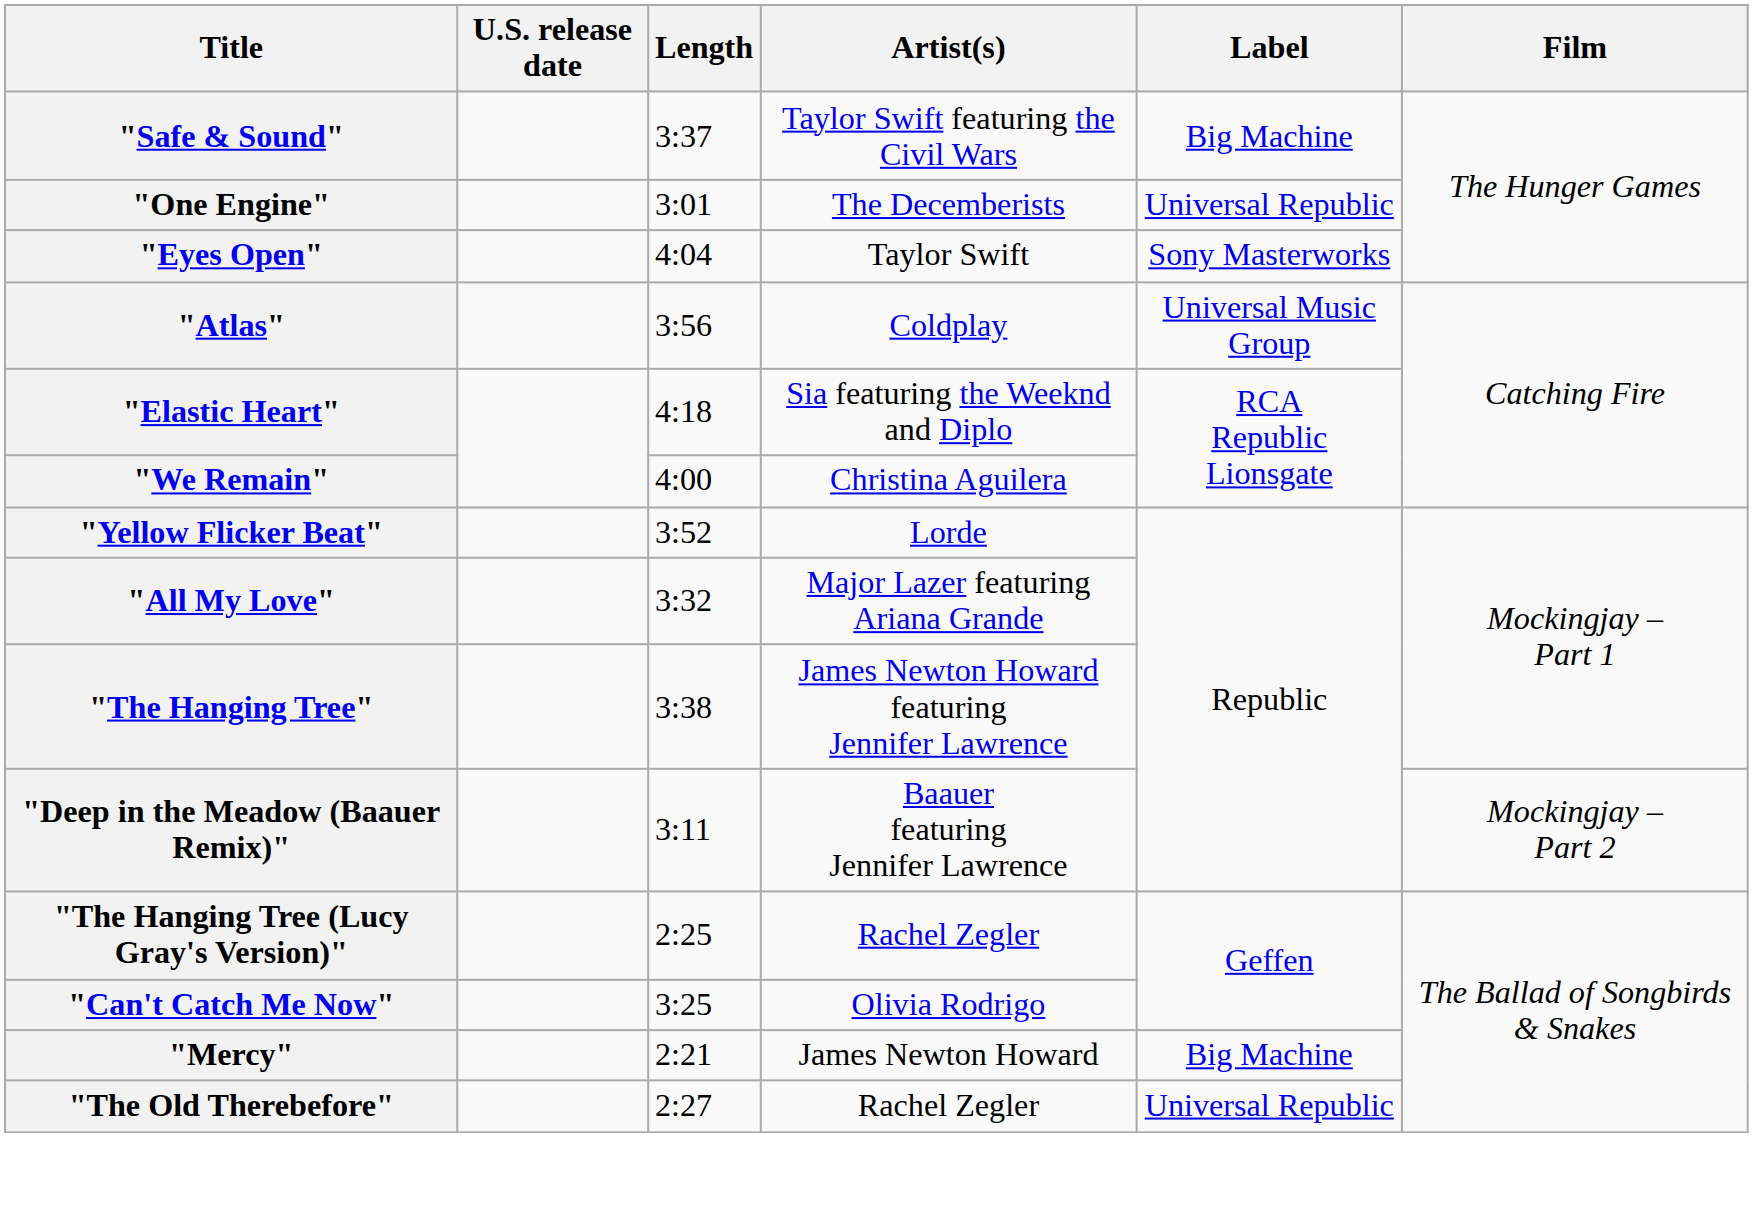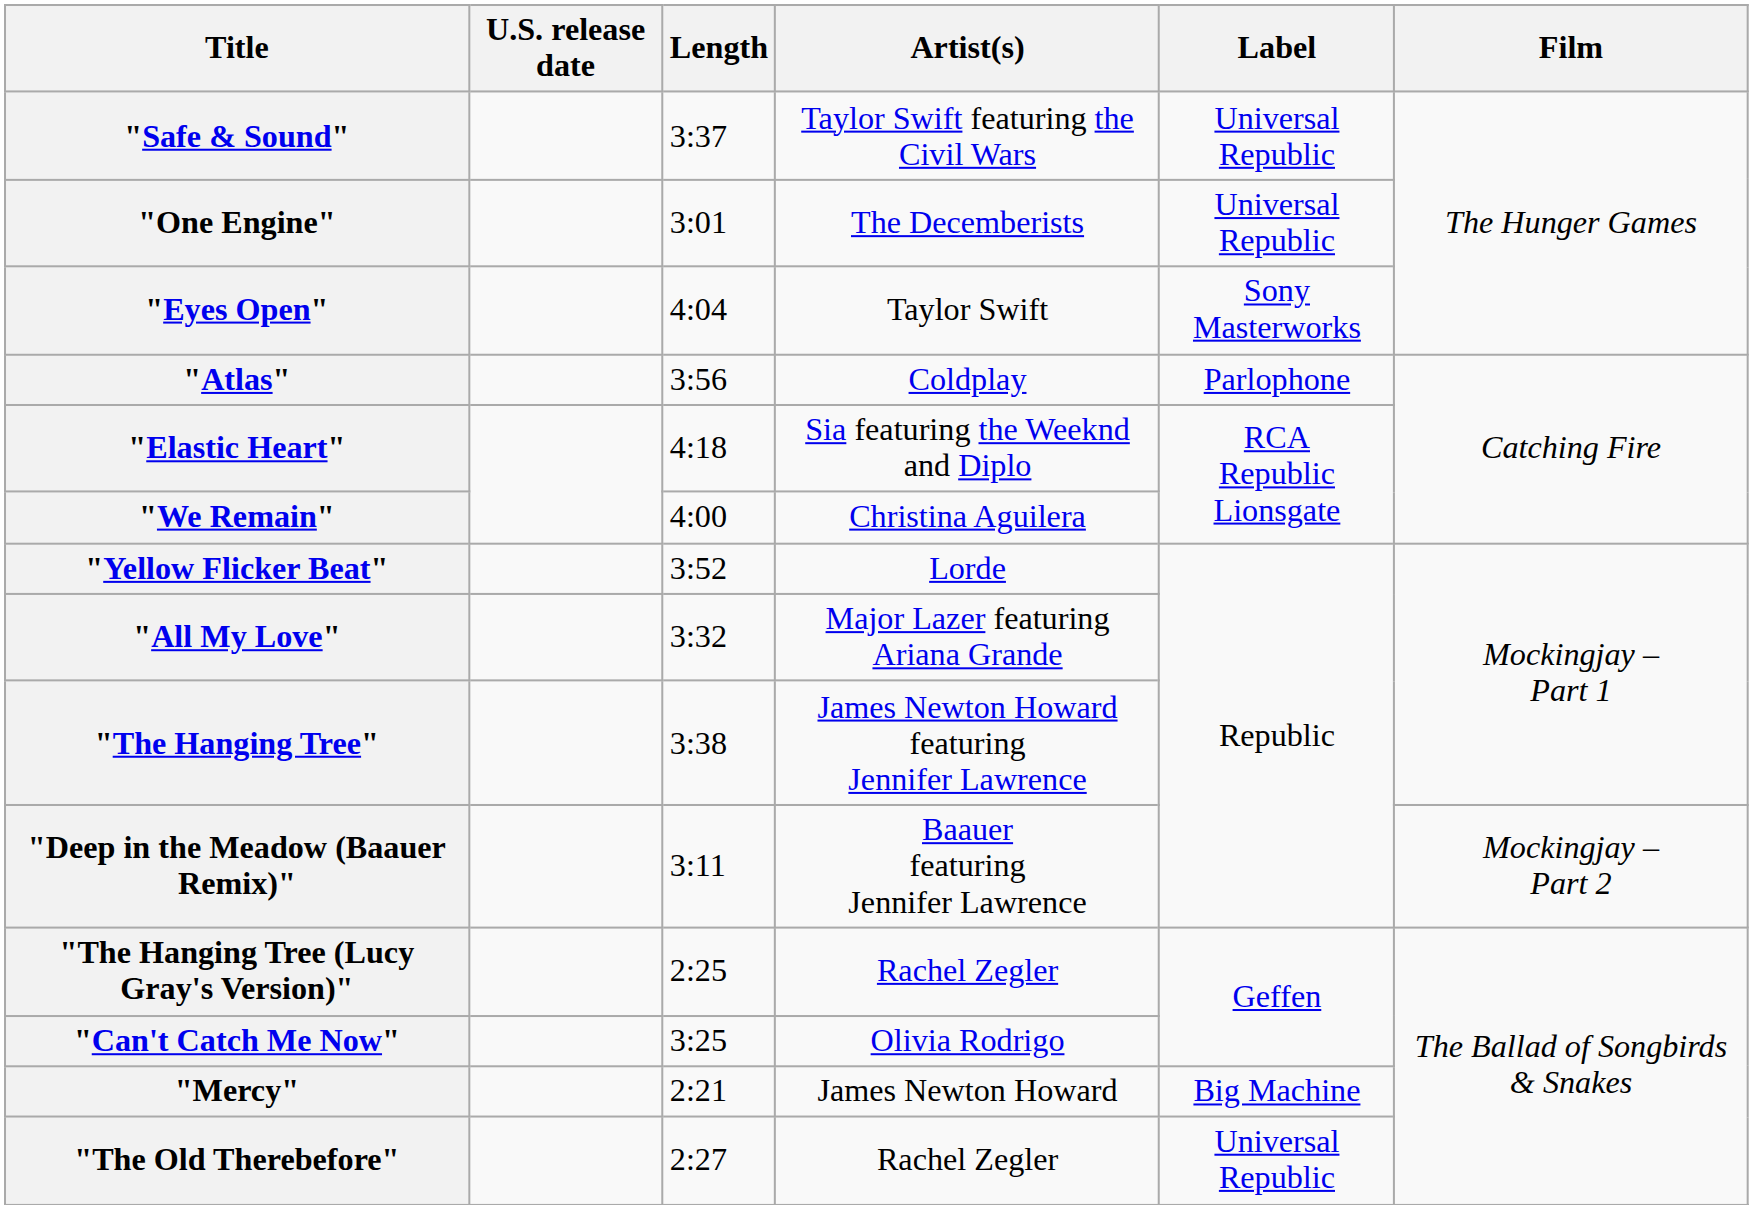(1269, 135) Big Machine -> (1277, 135) Universal Republic
(1269, 324) Universal Music Group -> (1277, 378) Parlophone
